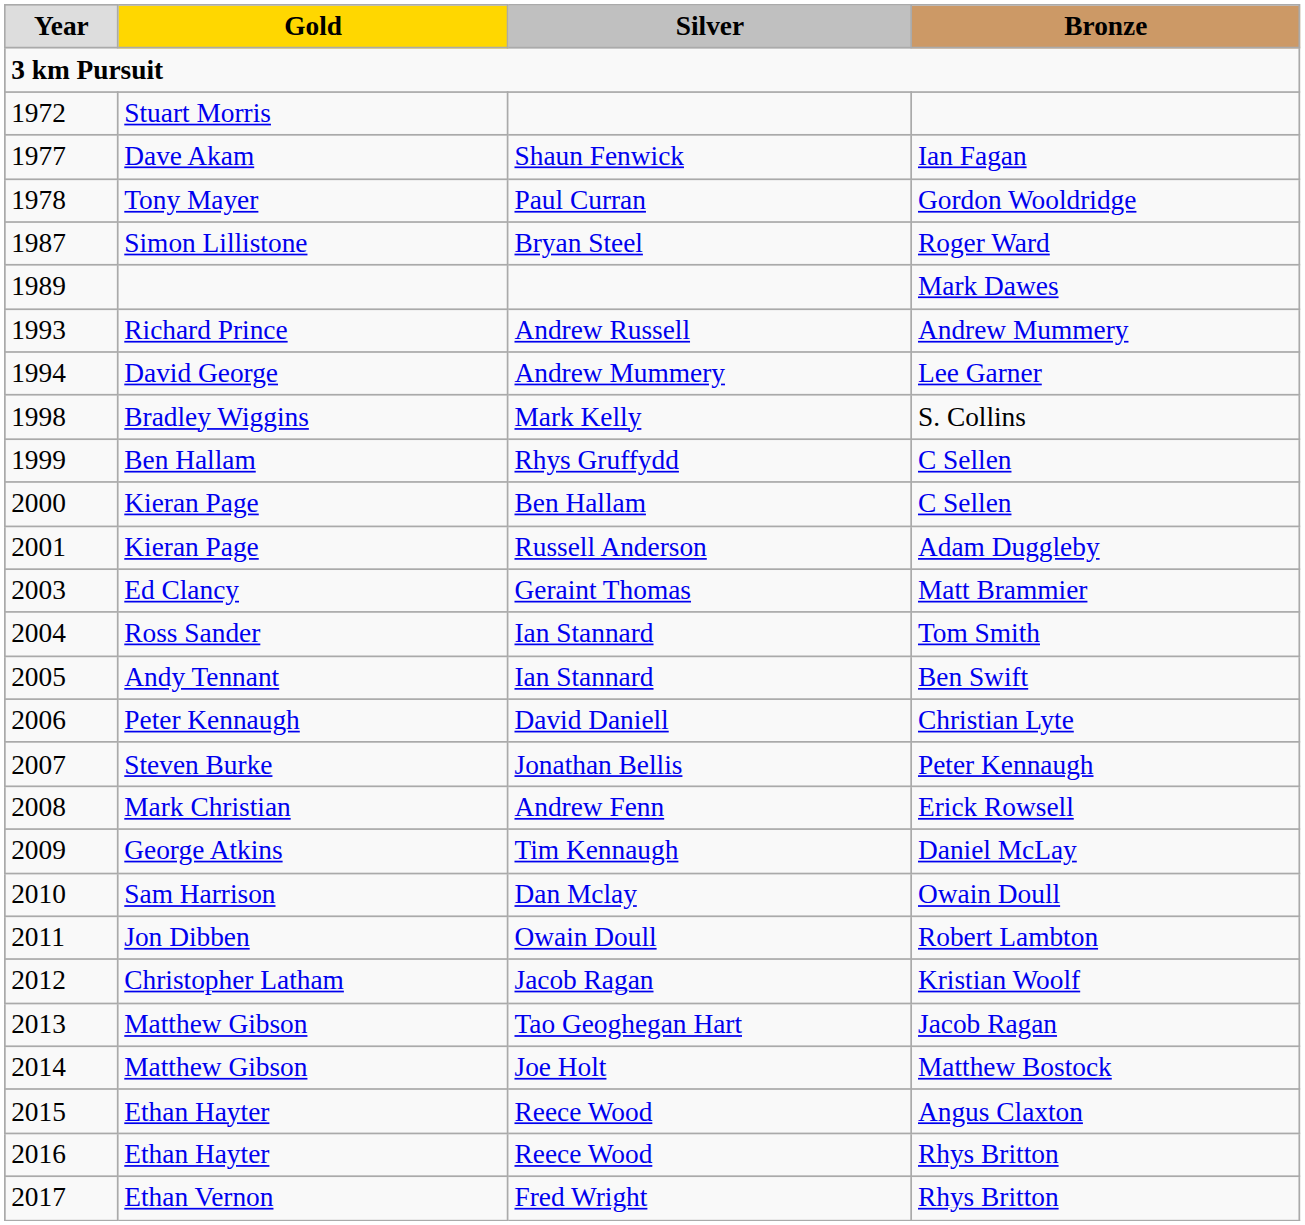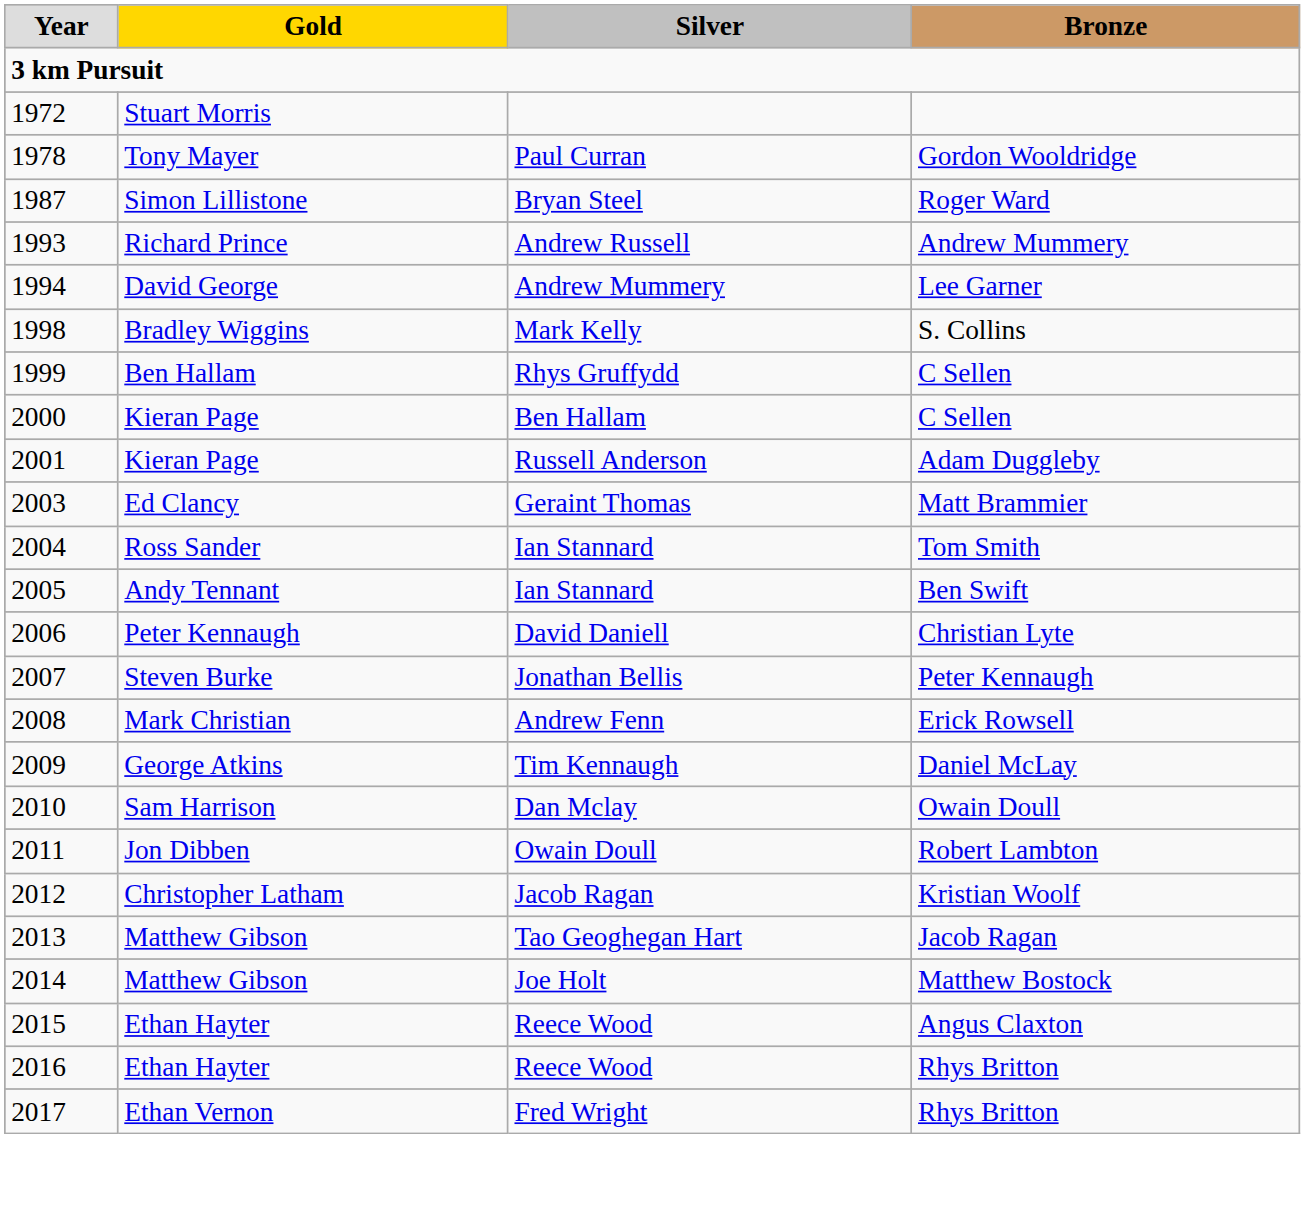- row: (39, 156)
- row: (39, 286)
